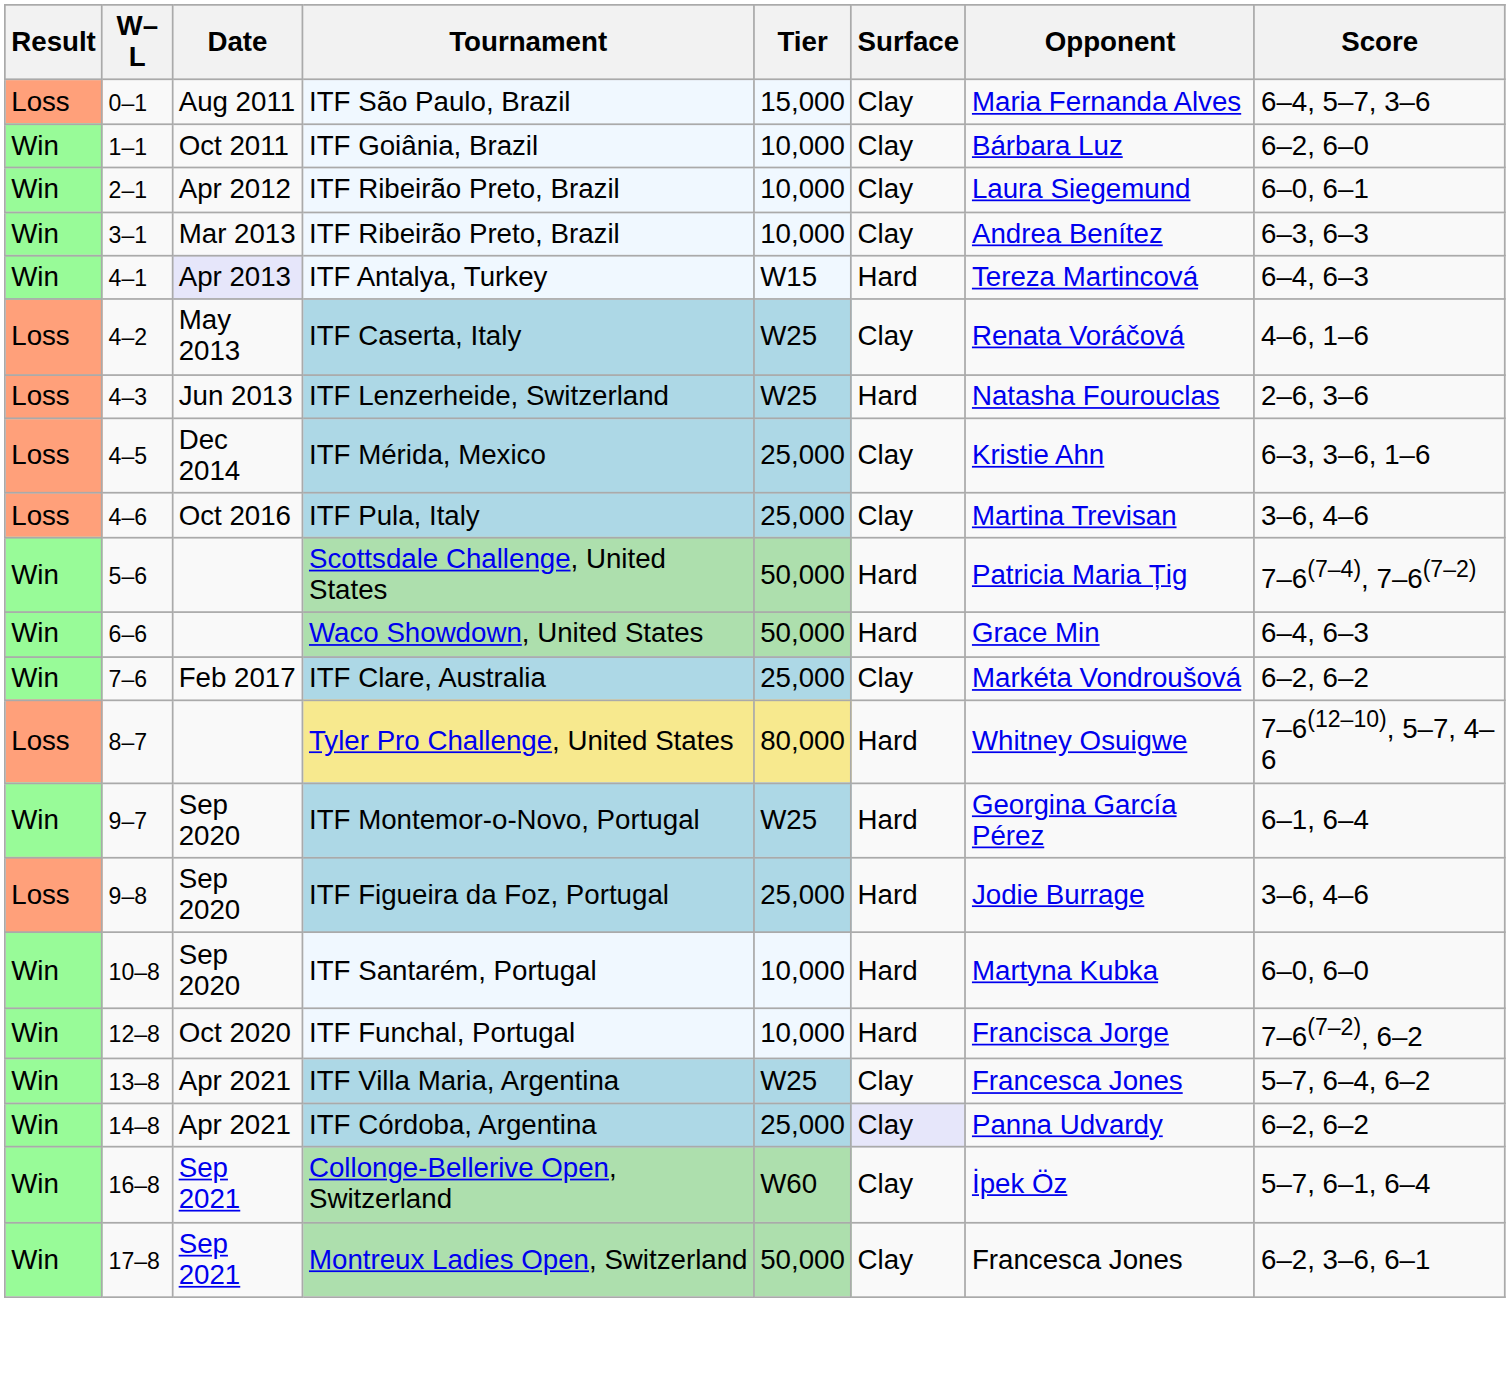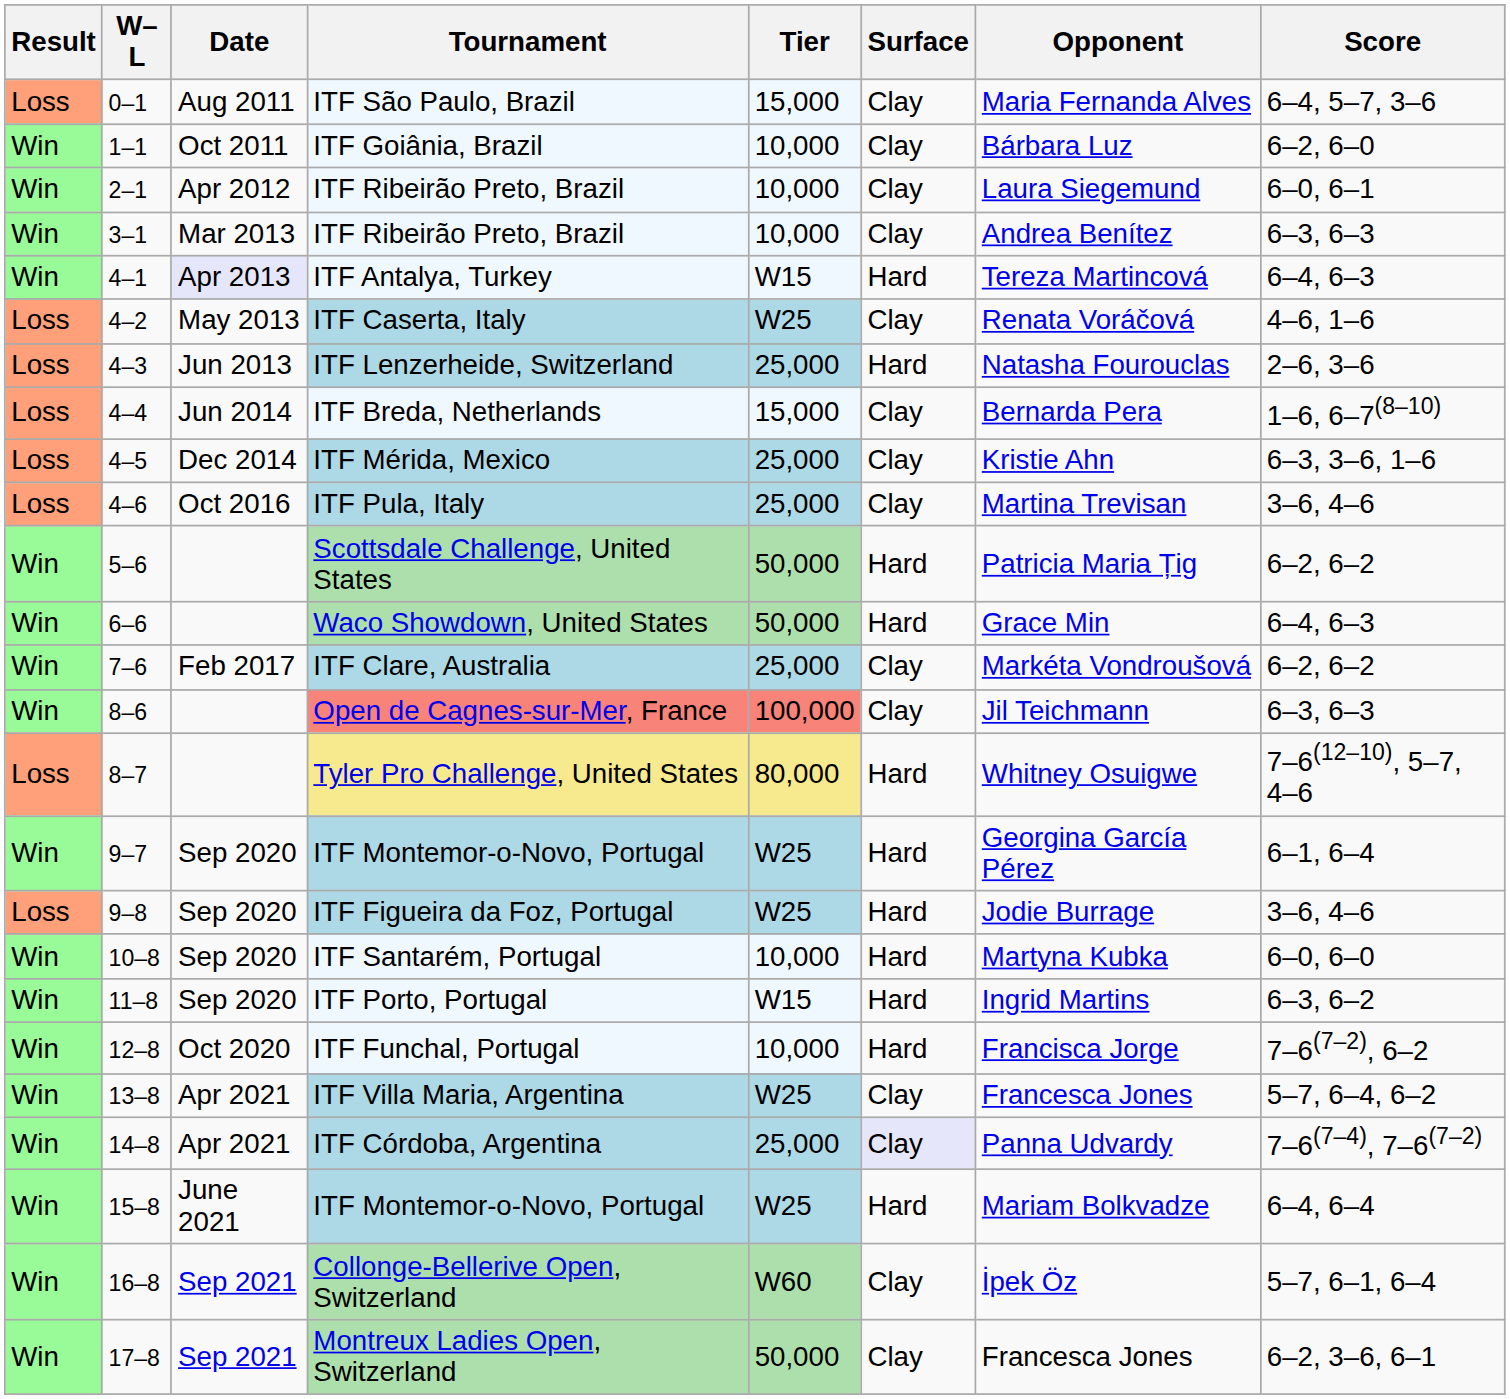(789, 396) W25 -> (797, 364) 25,000
+ row: (128, 414)
(1369, 574) 7–6(7–4), 7–6(7–2) -> (1321, 563) 6–2, 6–2
+ row: (128, 712)
(803, 894) 25,000 -> (783, 912) W25
+ row: (133, 1001)
(1315, 1124) 6–2, 6–2 -> (1375, 1142) 7–6(7–4), 7–6(7–2)
+ row: (134, 1207)
